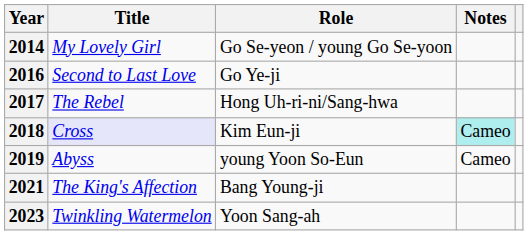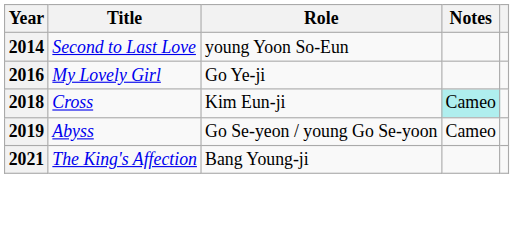(107, 46) My Lovely Girl -> (124, 46) Second to Last Love
(336, 46) Go Se-yeon / young Go Se-yoon -> (277, 46) young Yoon So-Eun
(124, 74) Second to Last Love -> (107, 74) My Lovely Girl
- row: (26, 103)
(73, 131) lavender background -> (73, 103) no background
(292, 159) young Yoon So-Eun -> (321, 131) Go Se-yeon / young Go Se-yoon
- row: (26, 215)
